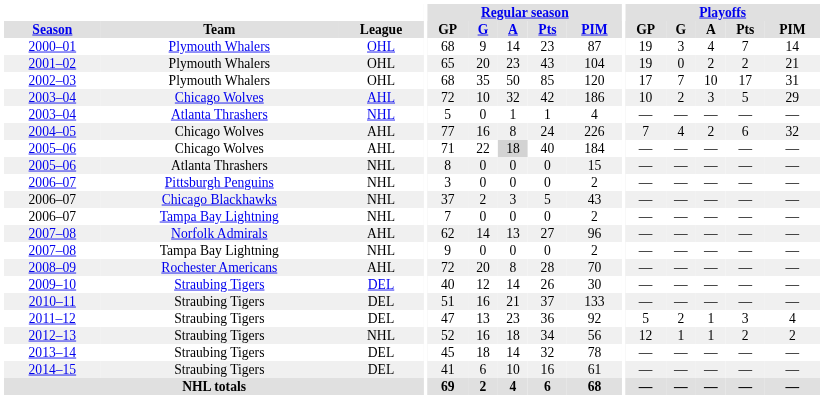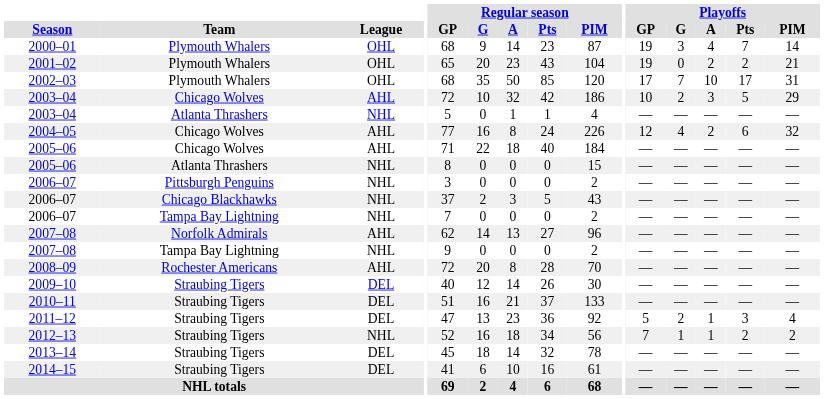(646, 131) 7 -> (646, 131) 12
(513, 148) lightgrey background -> (513, 148) no background
(646, 335) 12 -> (646, 335) 7
